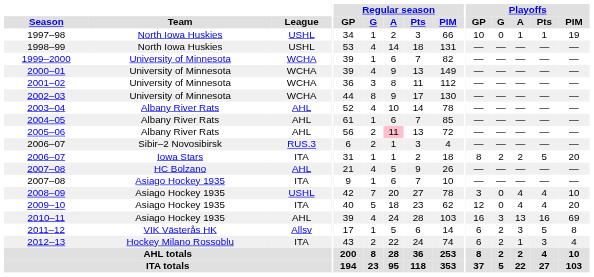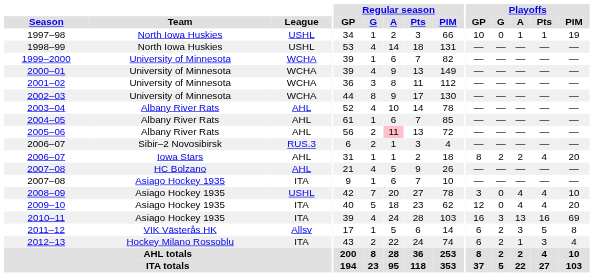(302, 156) ITA -> (302, 156) AHL
(544, 156) 5 -> (544, 156) 4
(302, 217) AHL -> (302, 217) ITA
